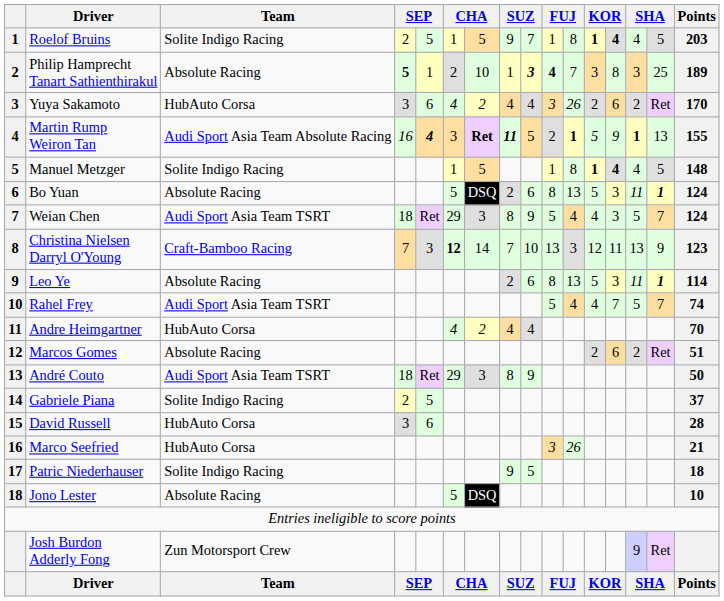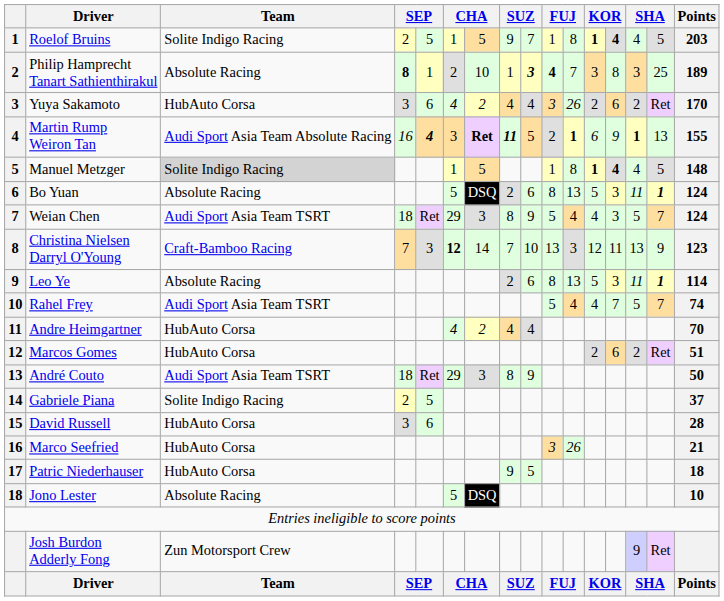(406, 72) 5 -> (406, 72) 8
(595, 136) 5 -> (595, 136) 6
(224, 168) no background -> (224, 168) lightgrey background
(212, 352) Absolute Racing -> (210, 352) HubAuto Corsa
(224, 471) Solite Indigo Racing -> (210, 471) HubAuto Corsa
